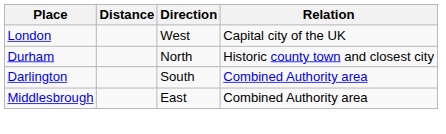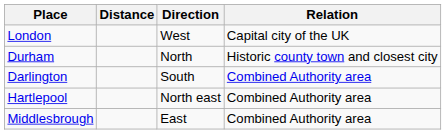+ row: (37, 98)
